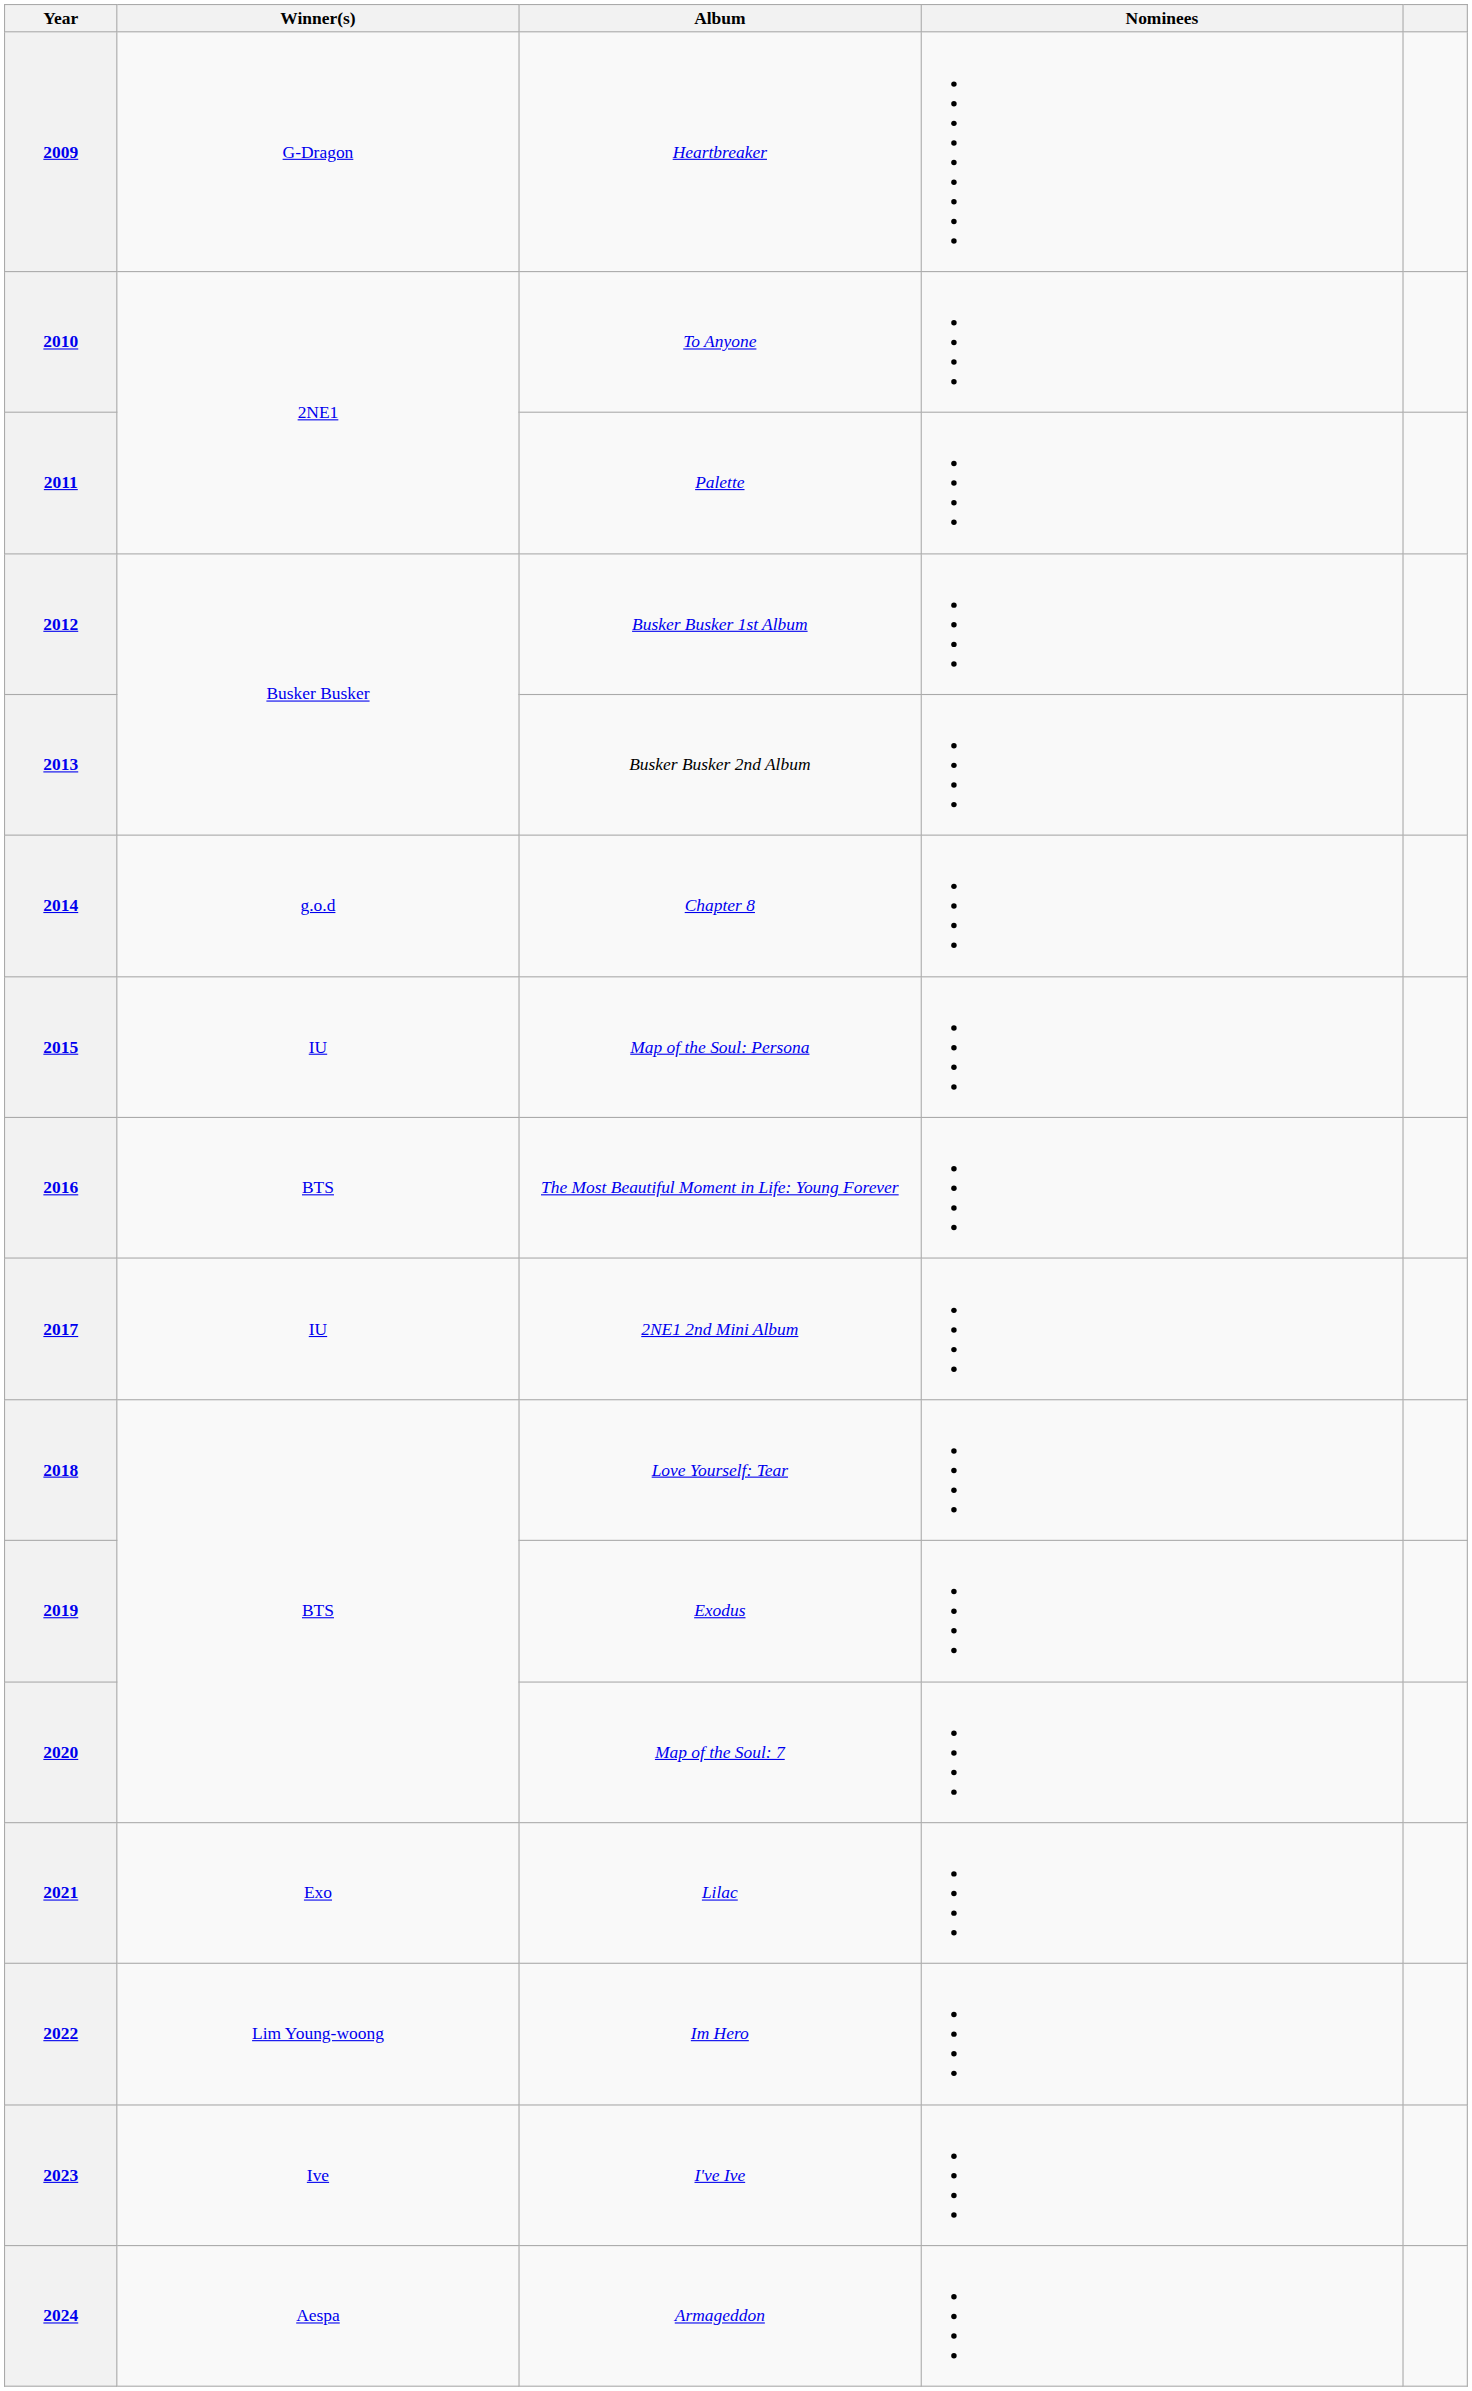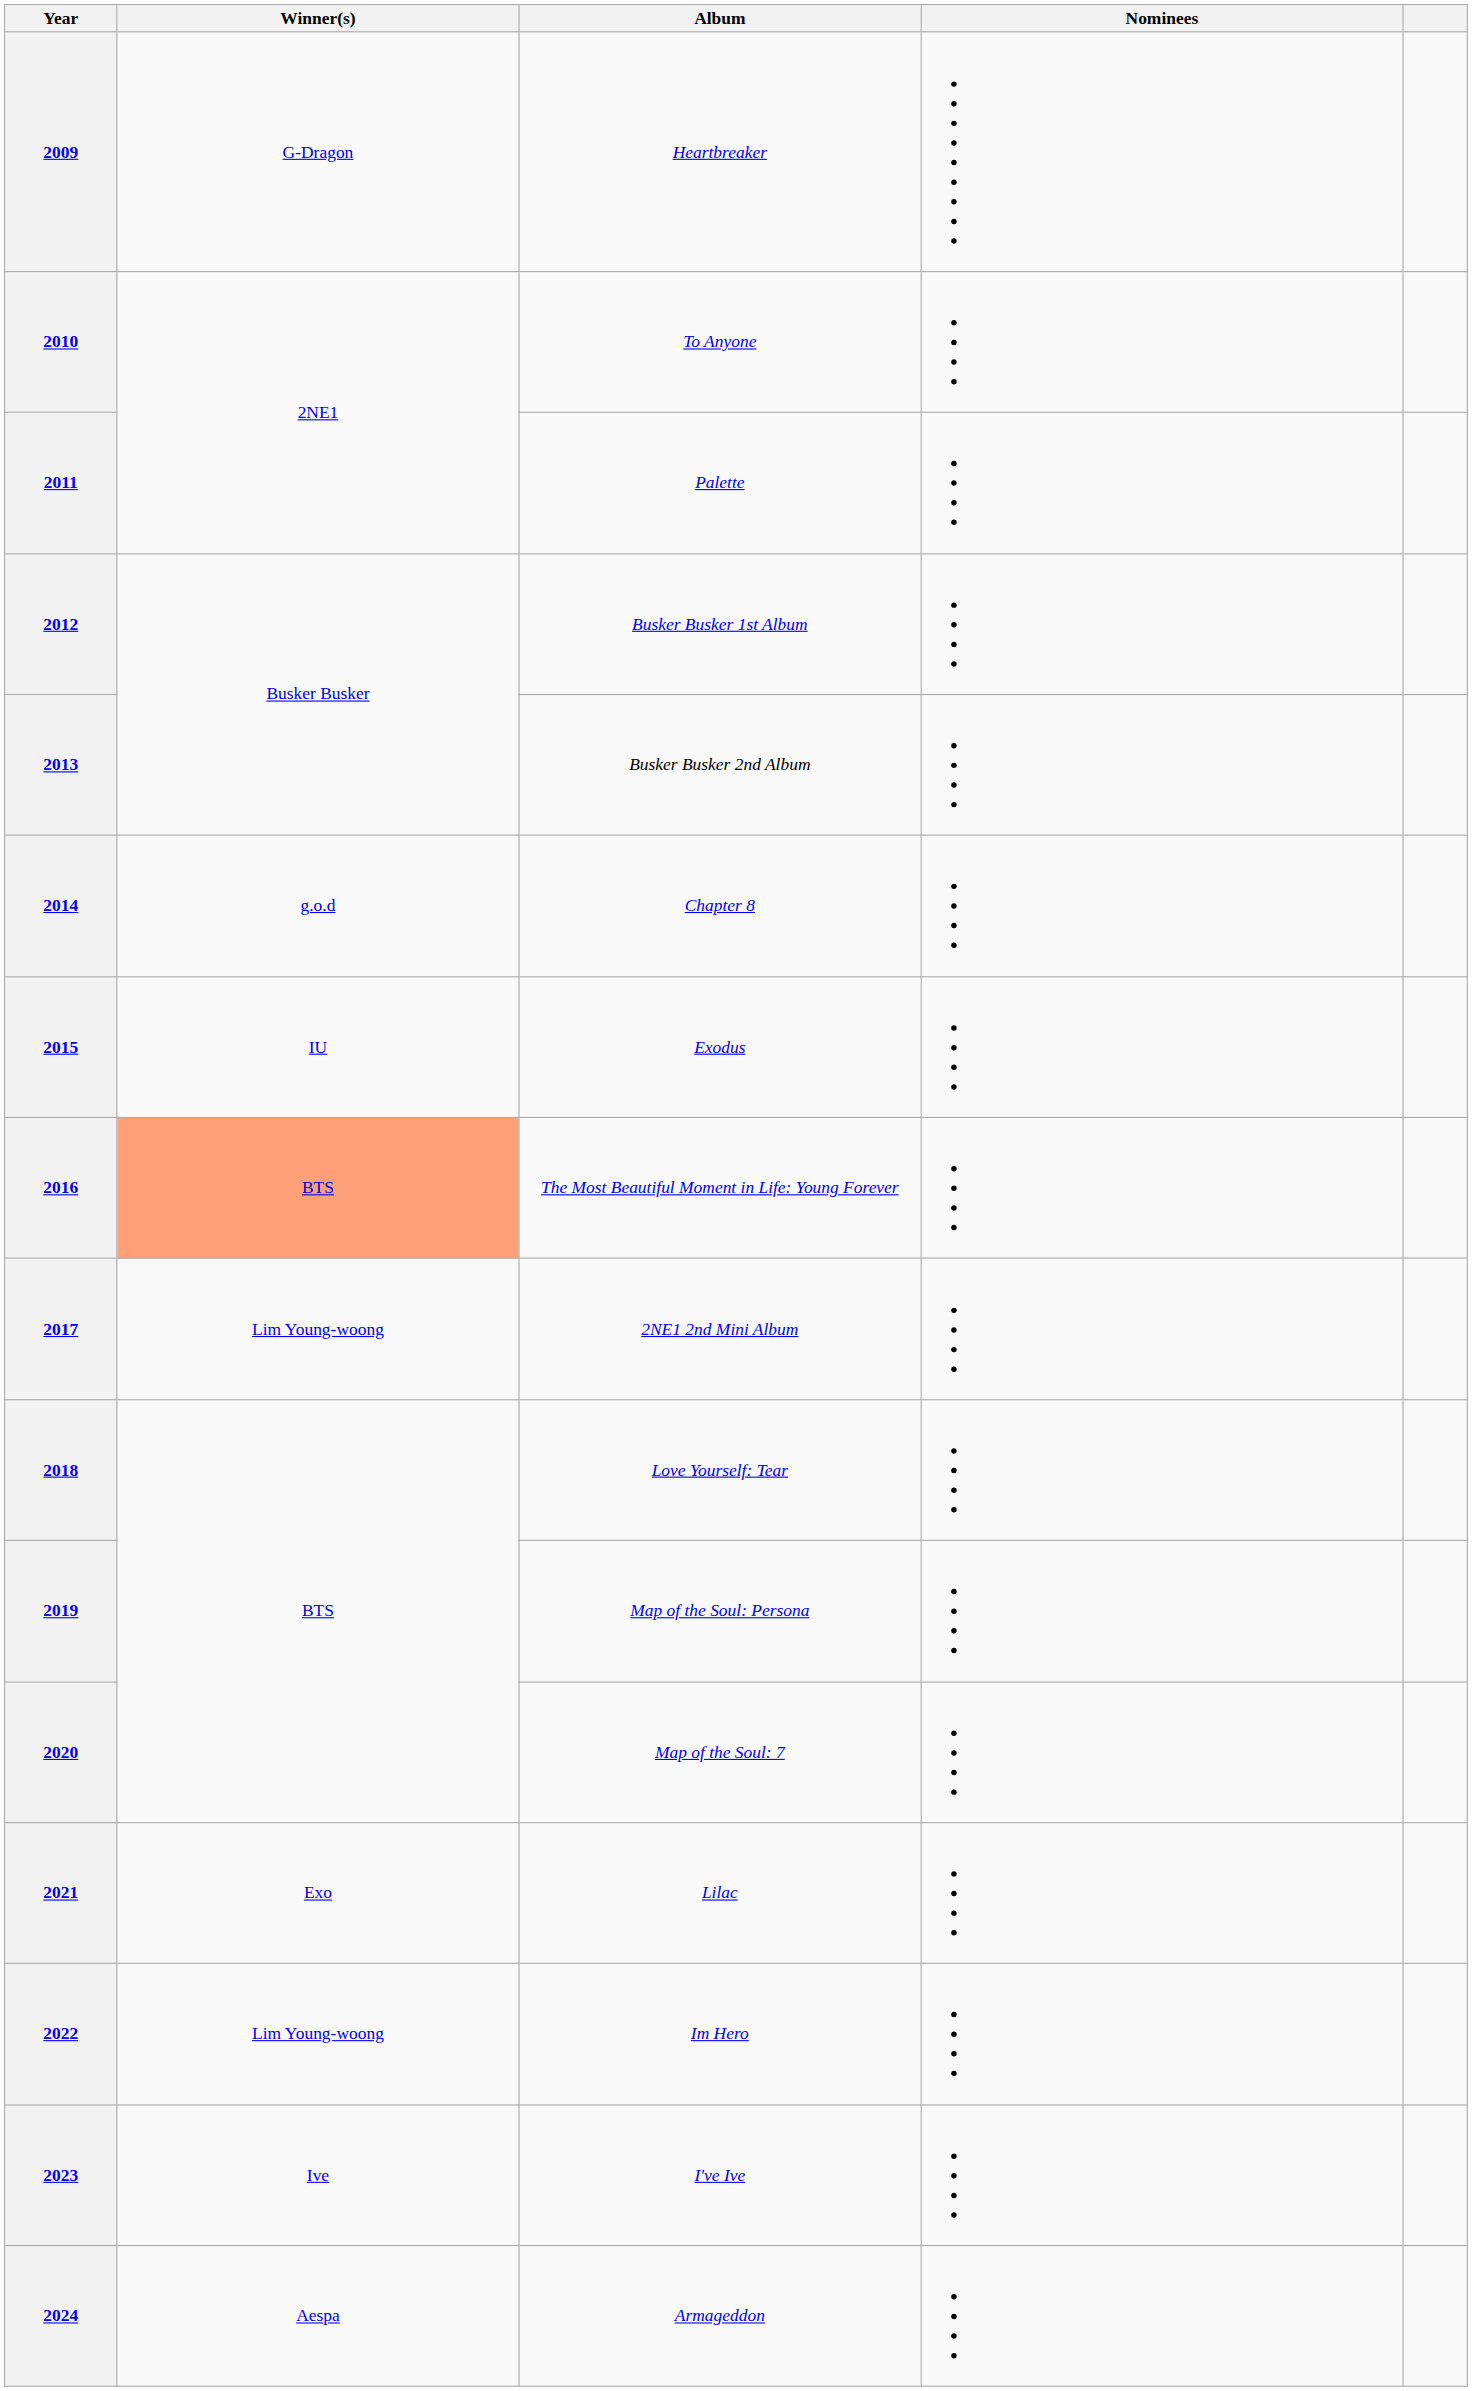(720, 1046) Map of the Soul: Persona -> (720, 1046) Exodus
(318, 1187) no background -> (318, 1187) lightsalmon background
(318, 1328) IU -> (318, 1328) Lim Young-woong
(720, 1610) Exodus -> (720, 1610) Map of the Soul: Persona
